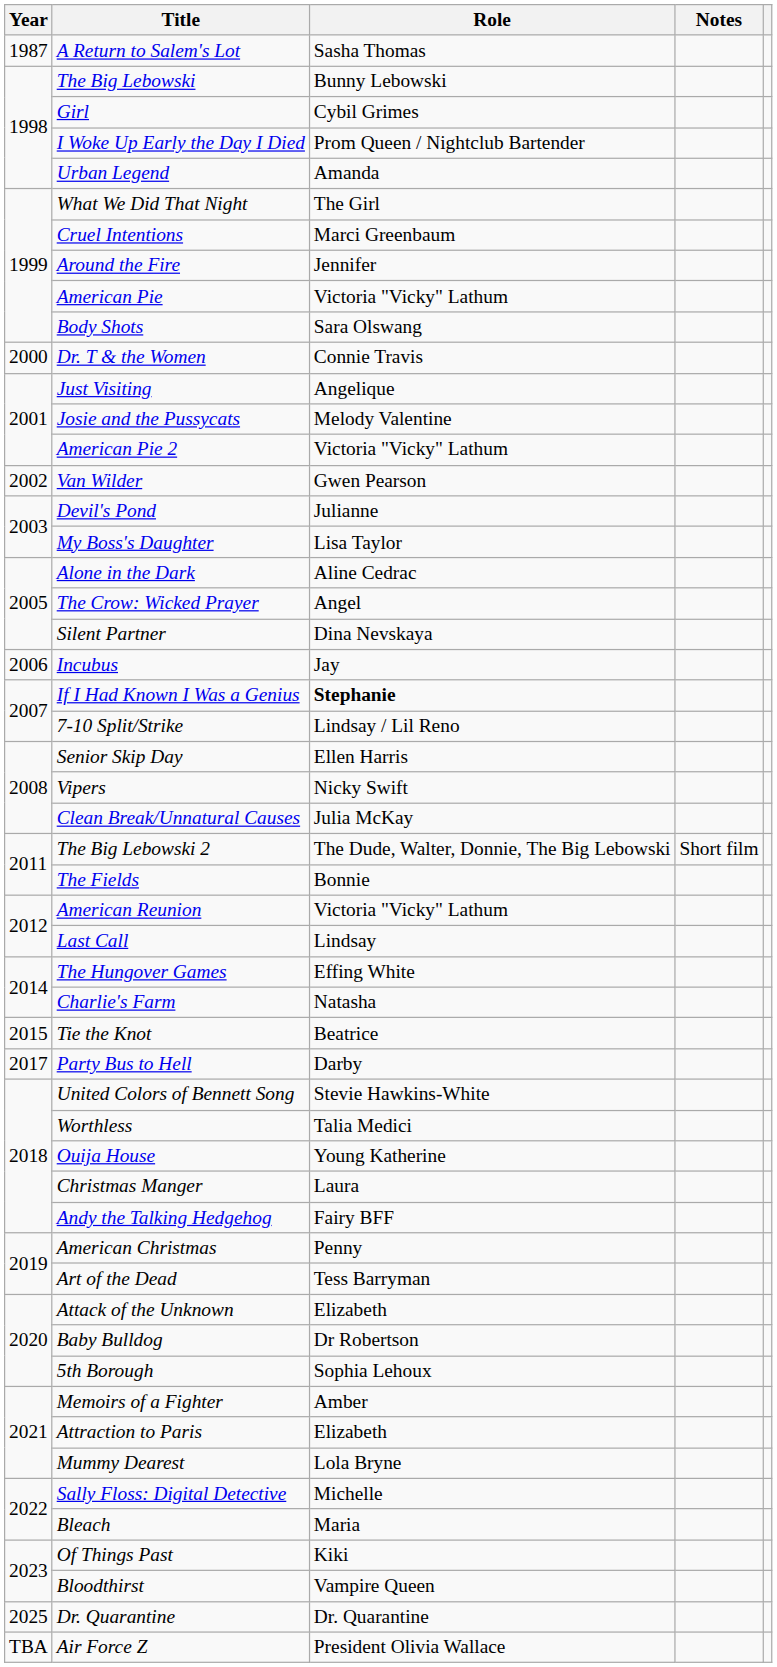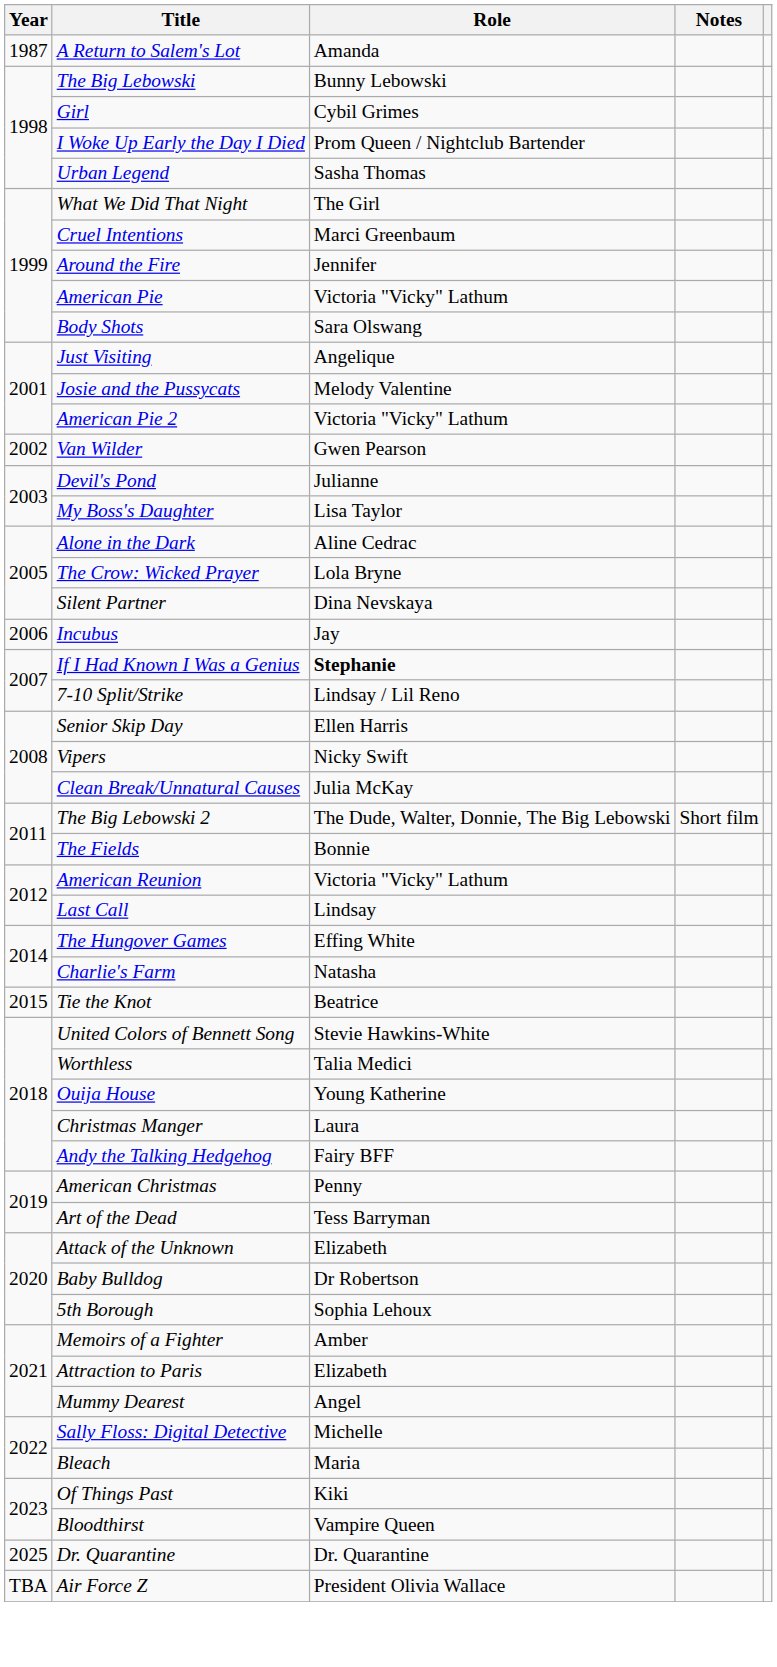(370, 50) Sasha Thomas -> (347, 50) Amanda
(347, 173) Amanda -> (370, 173) Sasha Thomas
- row: (131, 357)
(337, 603) Angel -> (358, 572) Lola Bryne
- row: (124, 1063)
(358, 1462) Lola Bryne -> (337, 1401) Angel
